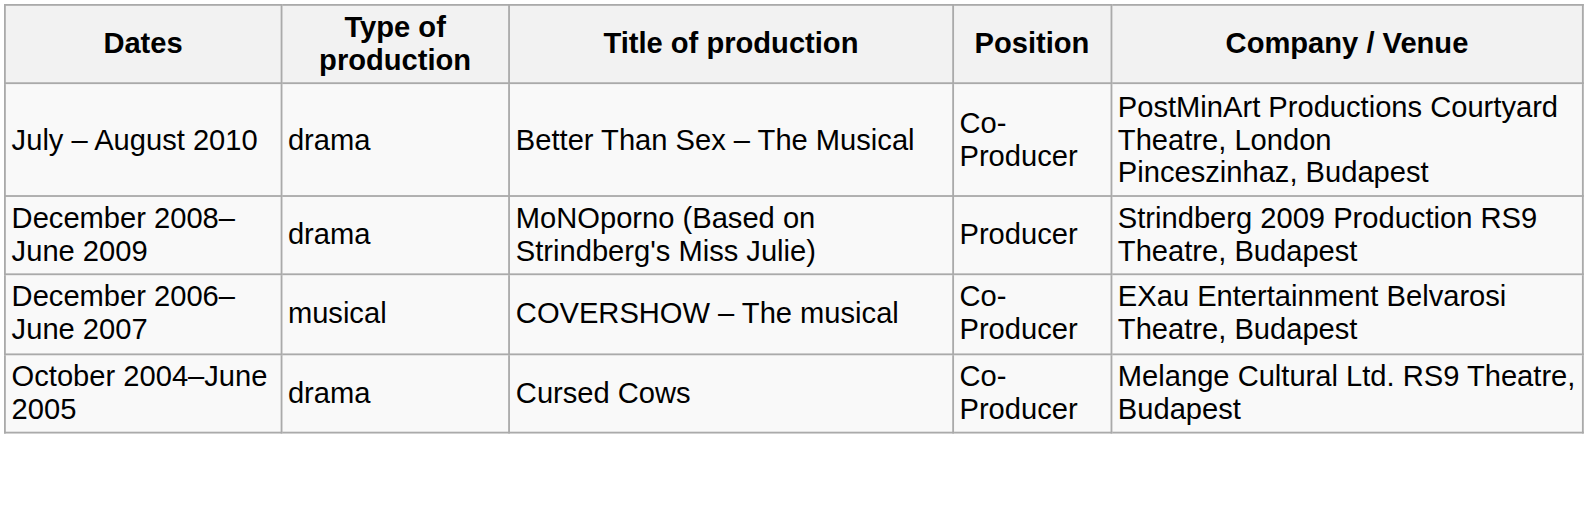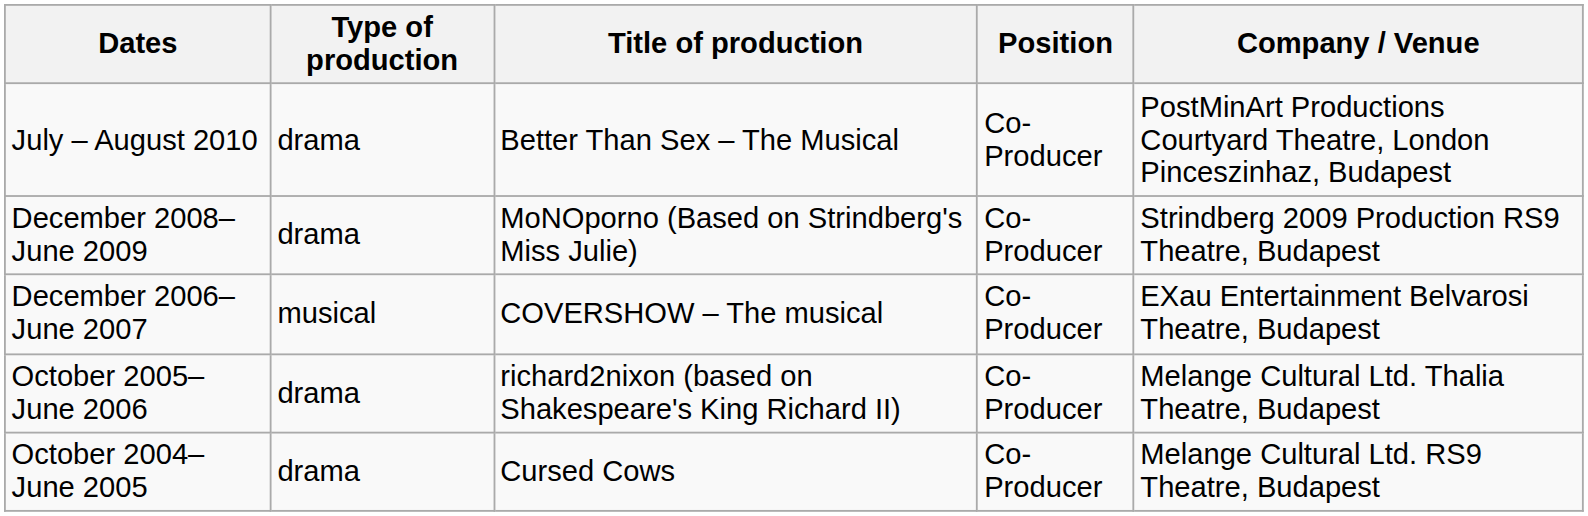(1019, 234) Producer -> (1043, 234) Co-Producer
+ row: (108, 392)
